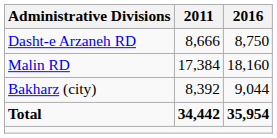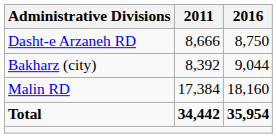rows swapped: (39, 65) <-> (52, 89)
